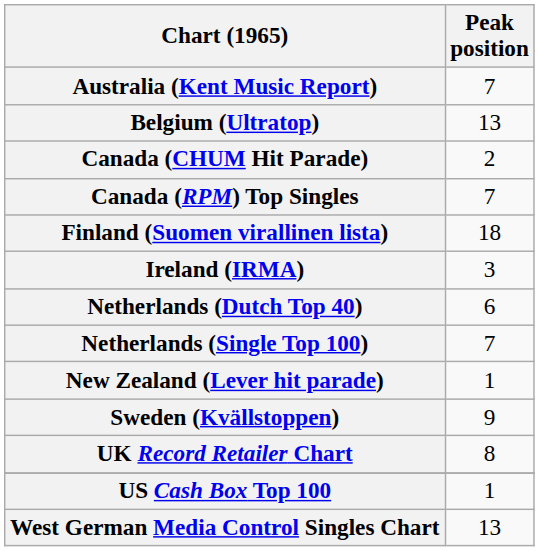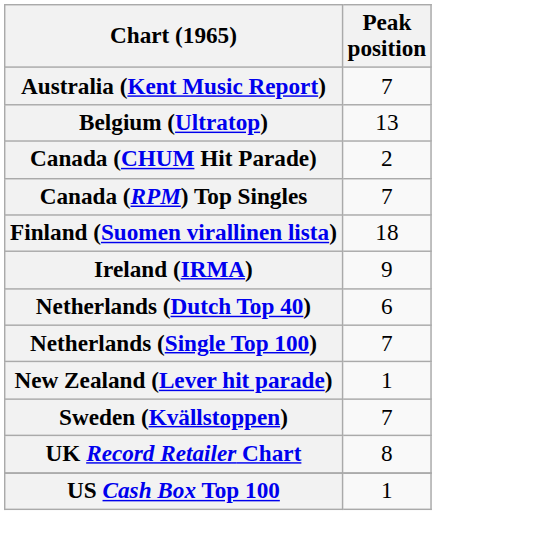(490, 269) 3 -> (387, 269) 9
(490, 416) 9 -> (387, 416) 7
- row: (225, 527)
